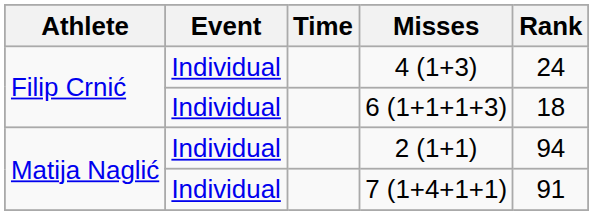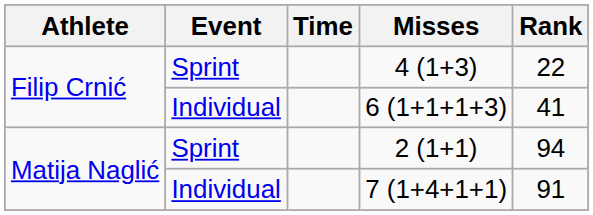(226, 67) Individual -> (205, 67) Sprint
(551, 67) 24 -> (551, 67) 22
(551, 108) 18 -> (551, 108) 41
(226, 149) Individual -> (205, 149) Sprint
